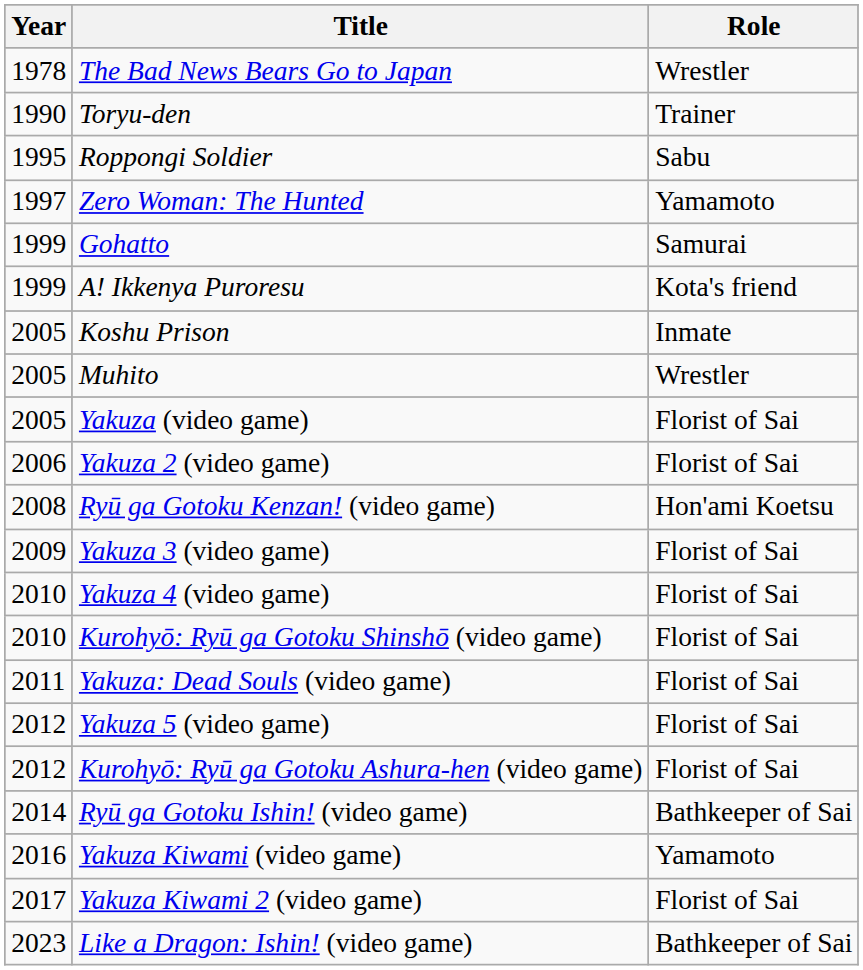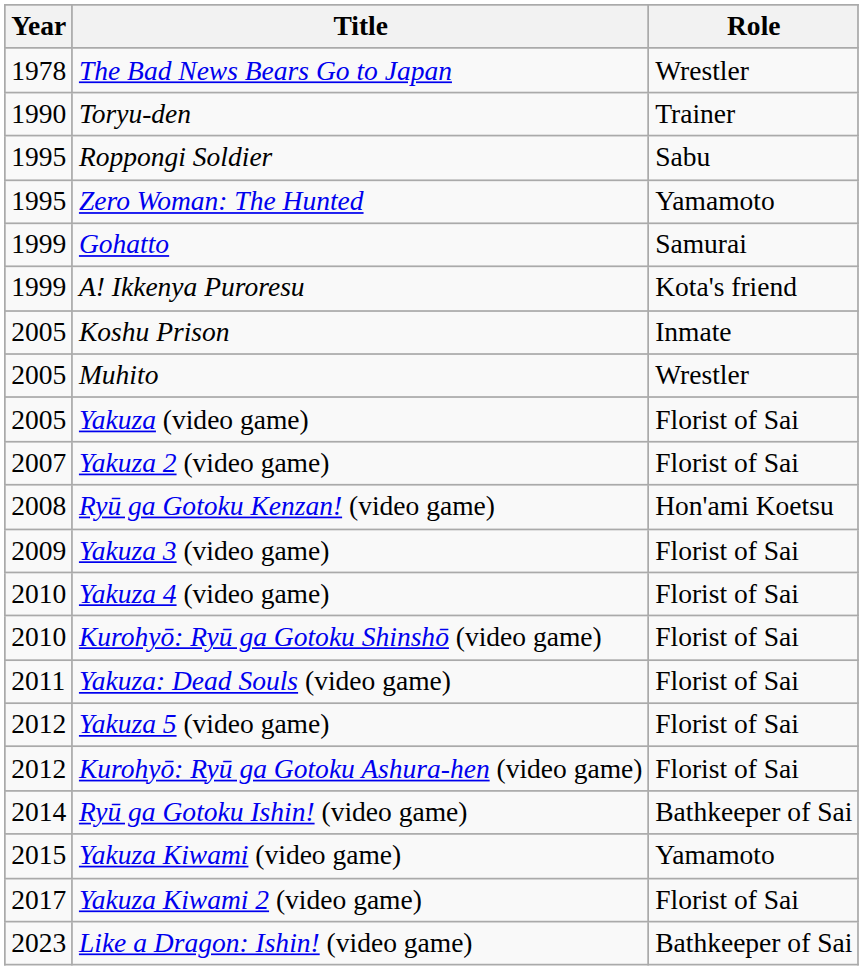(39, 200) 1997 -> (39, 200) 1995
(39, 462) 2006 -> (39, 462) 2007
(39, 855) 2016 -> (39, 855) 2015
